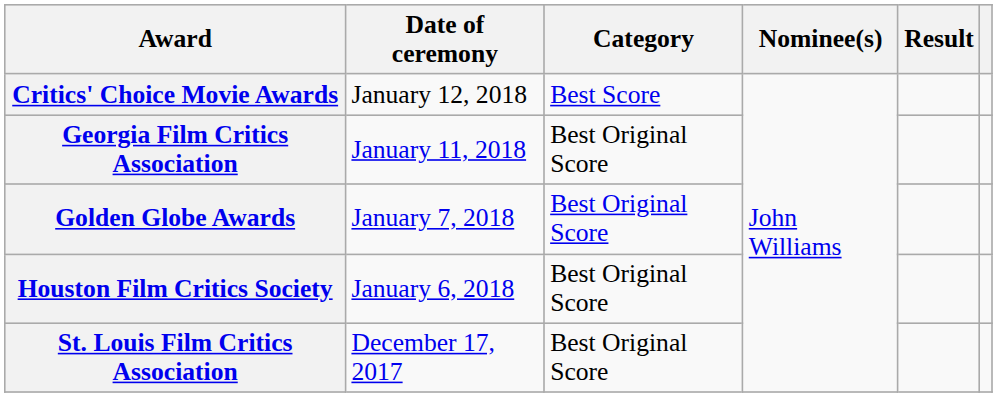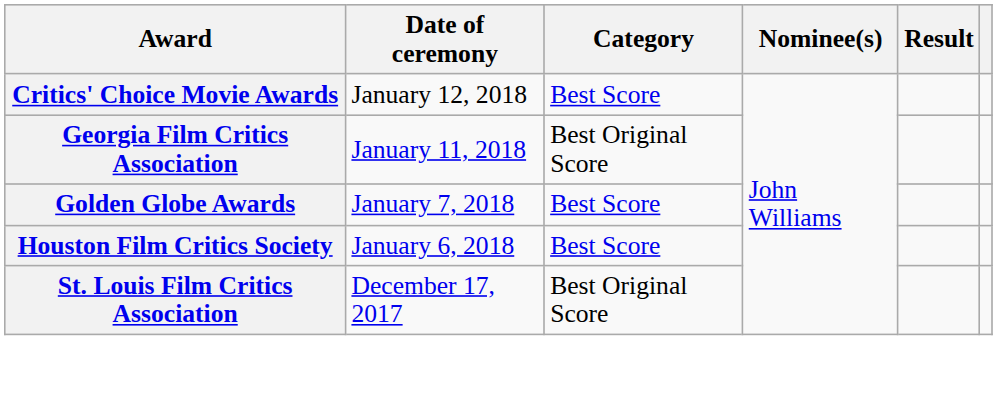(619, 218) Best Original Score -> (605, 204) Best Score
(619, 288) Best Original Score -> (605, 244) Best Score
